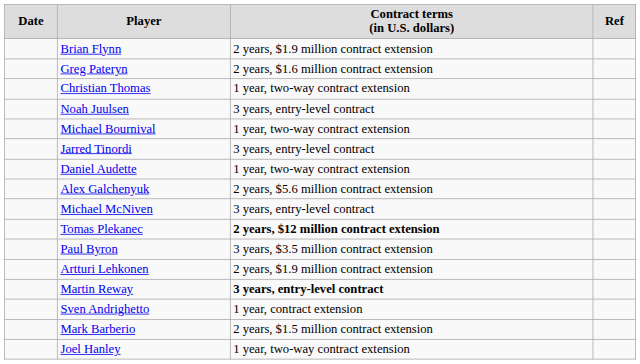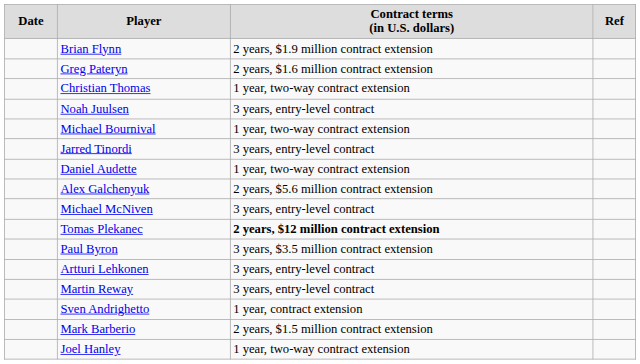(333, 269) 2 years, $1.9 million contract extension -> (304, 269) 3 years, entry-level contract
(308, 289) bold -> (304, 289) normal
